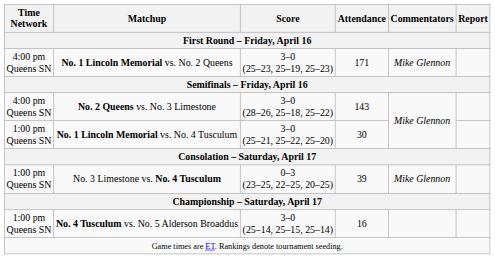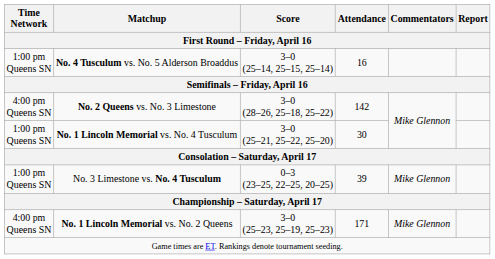rows swapped: (147, 223) <-> (147, 62)
(362, 107) 143 -> (362, 107) 142
